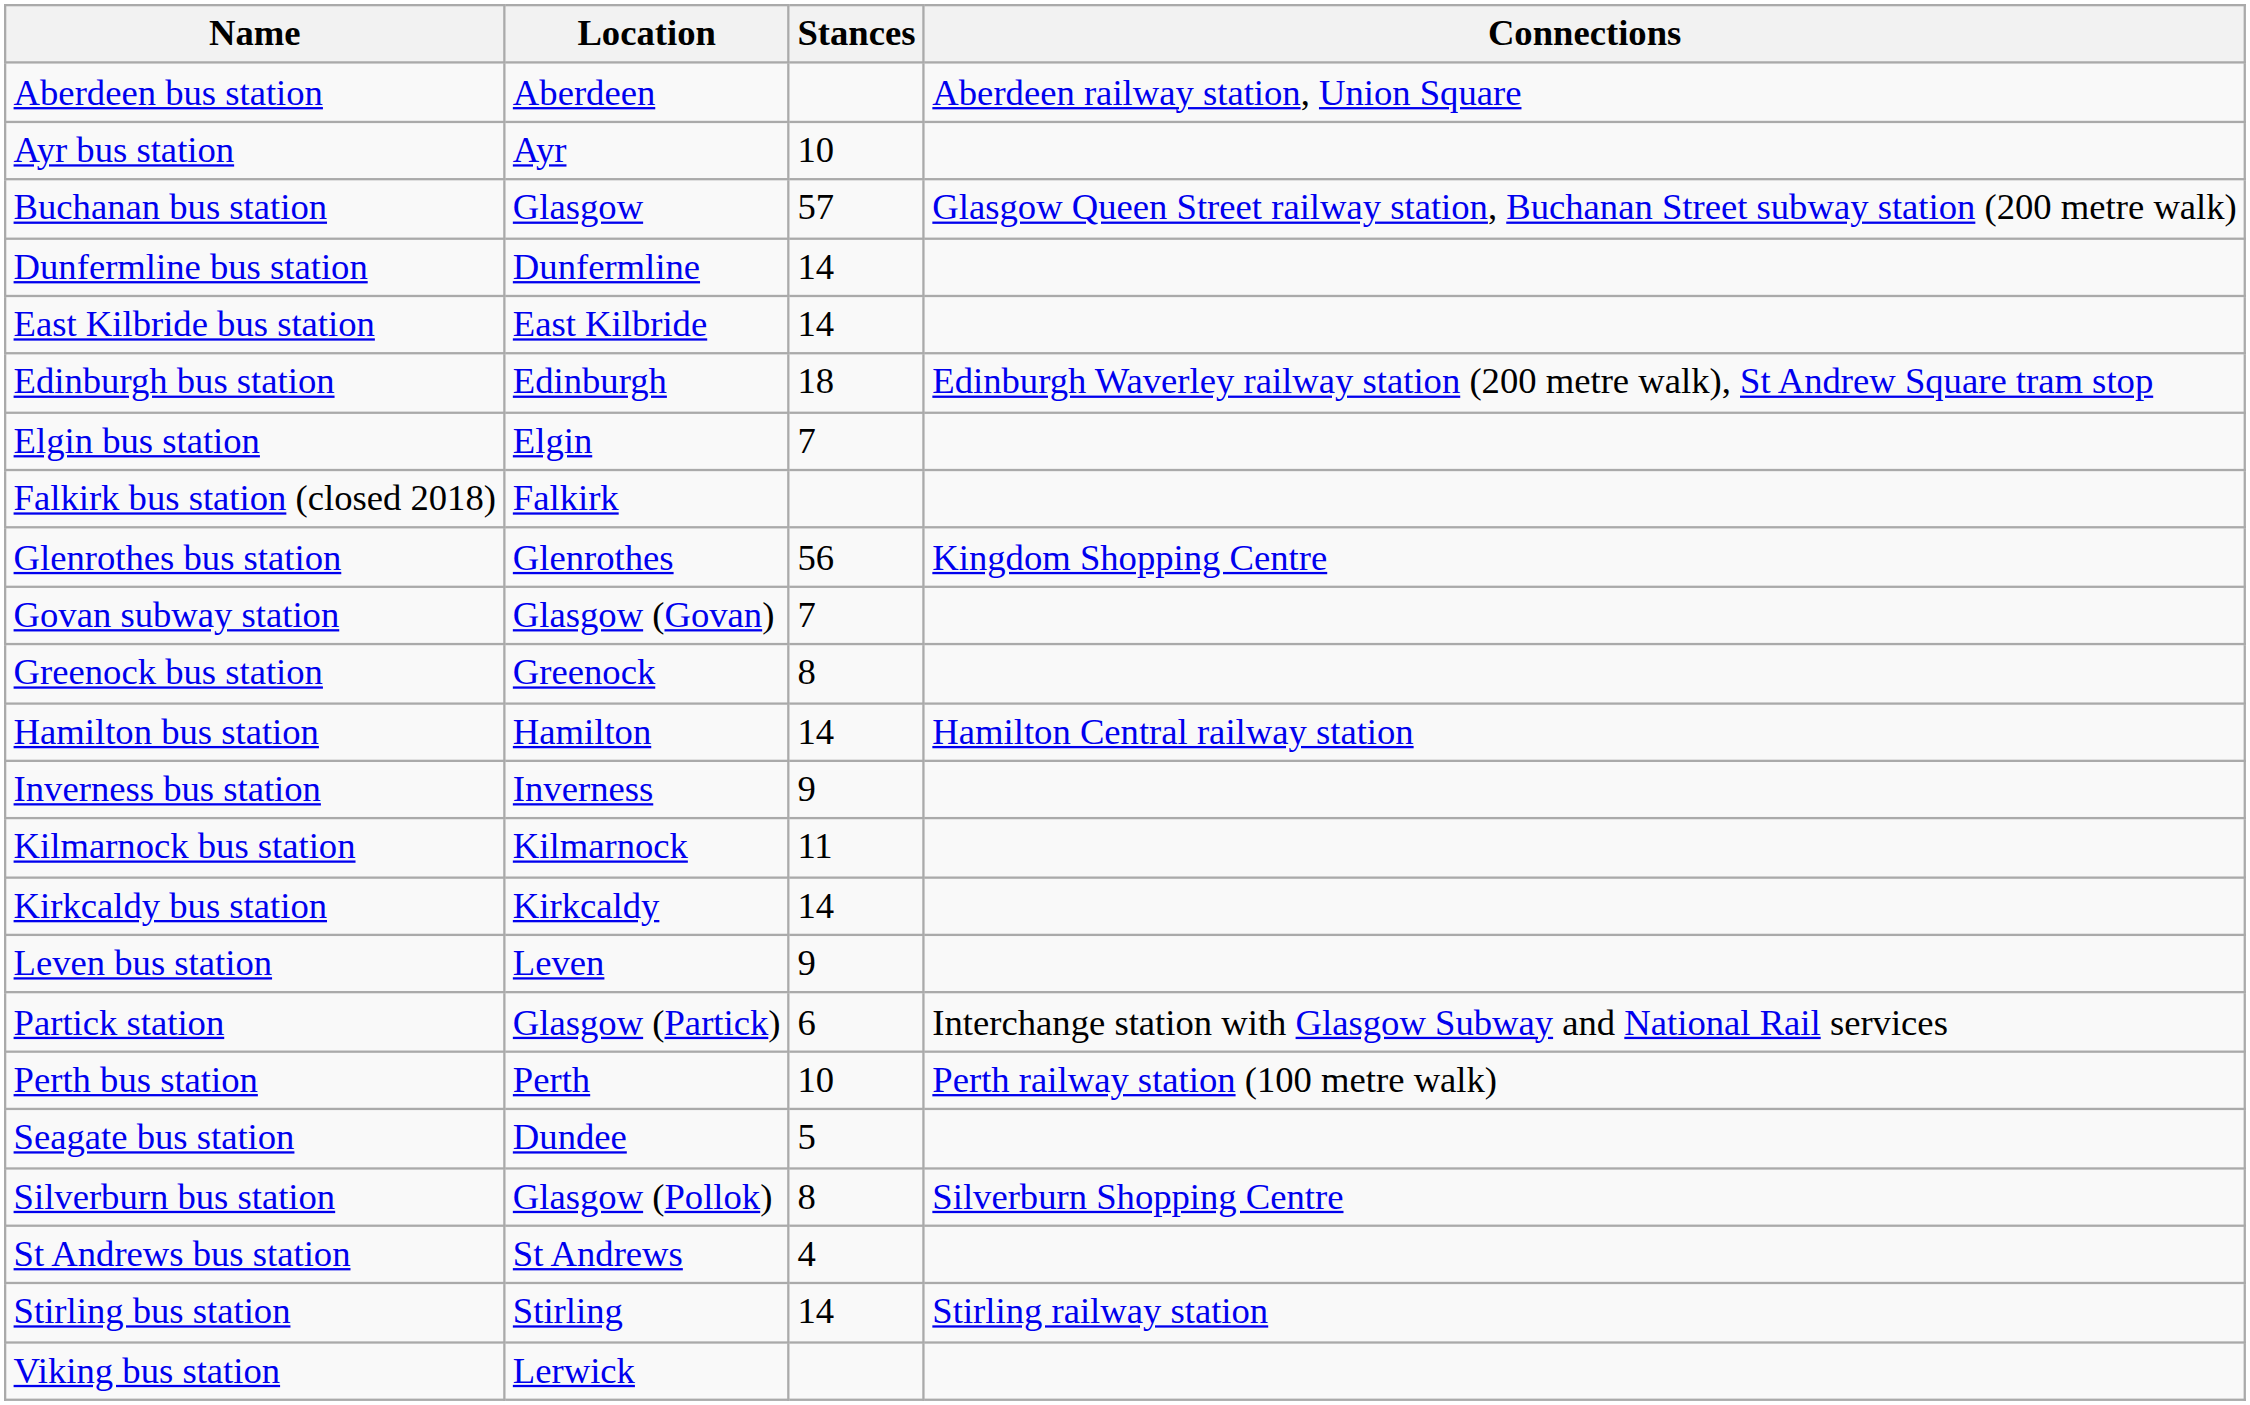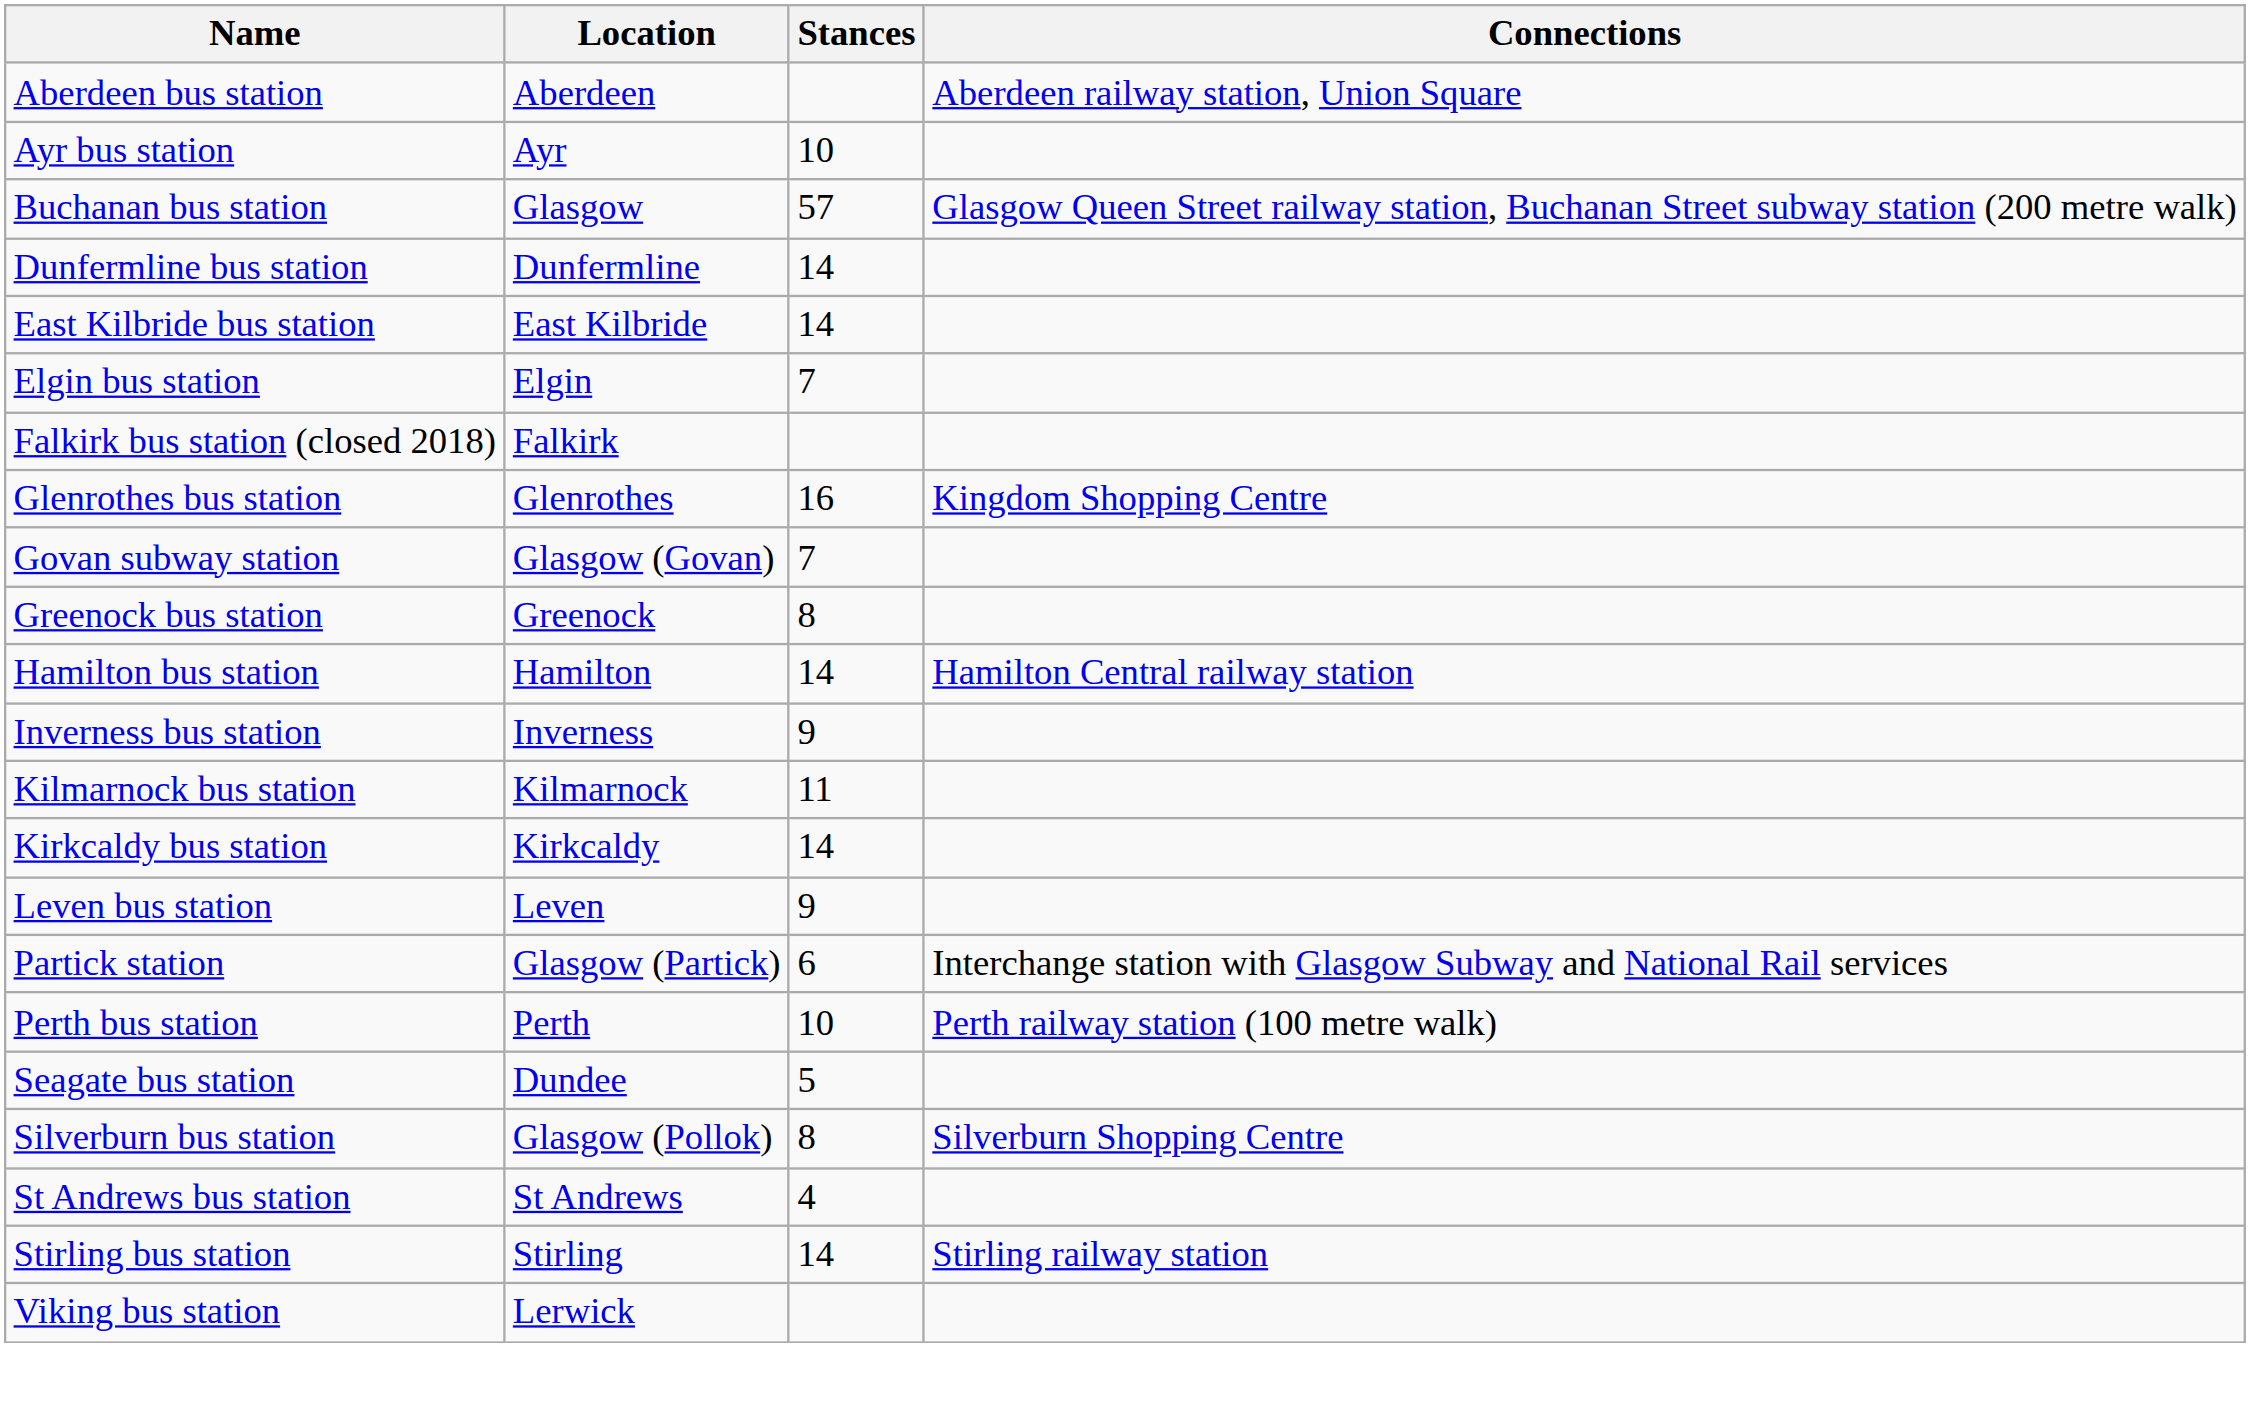- row: (174, 382)
(816, 556) 56 -> (816, 498) 16
